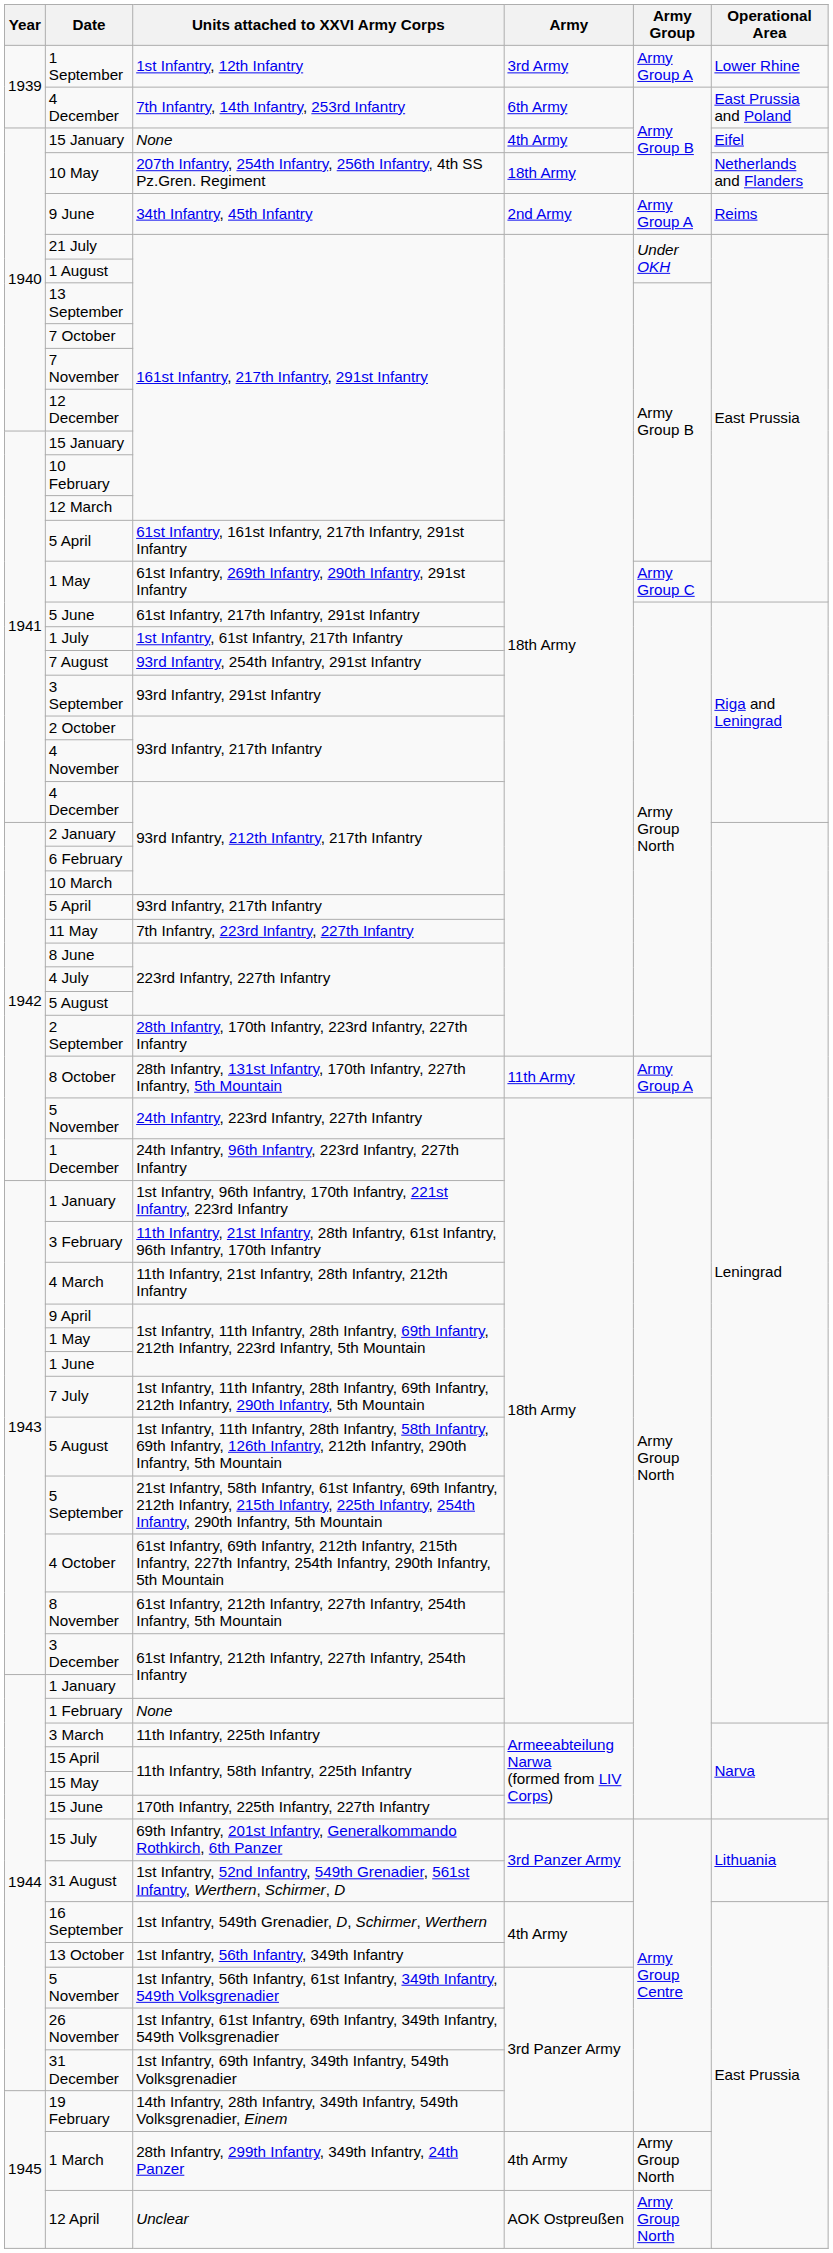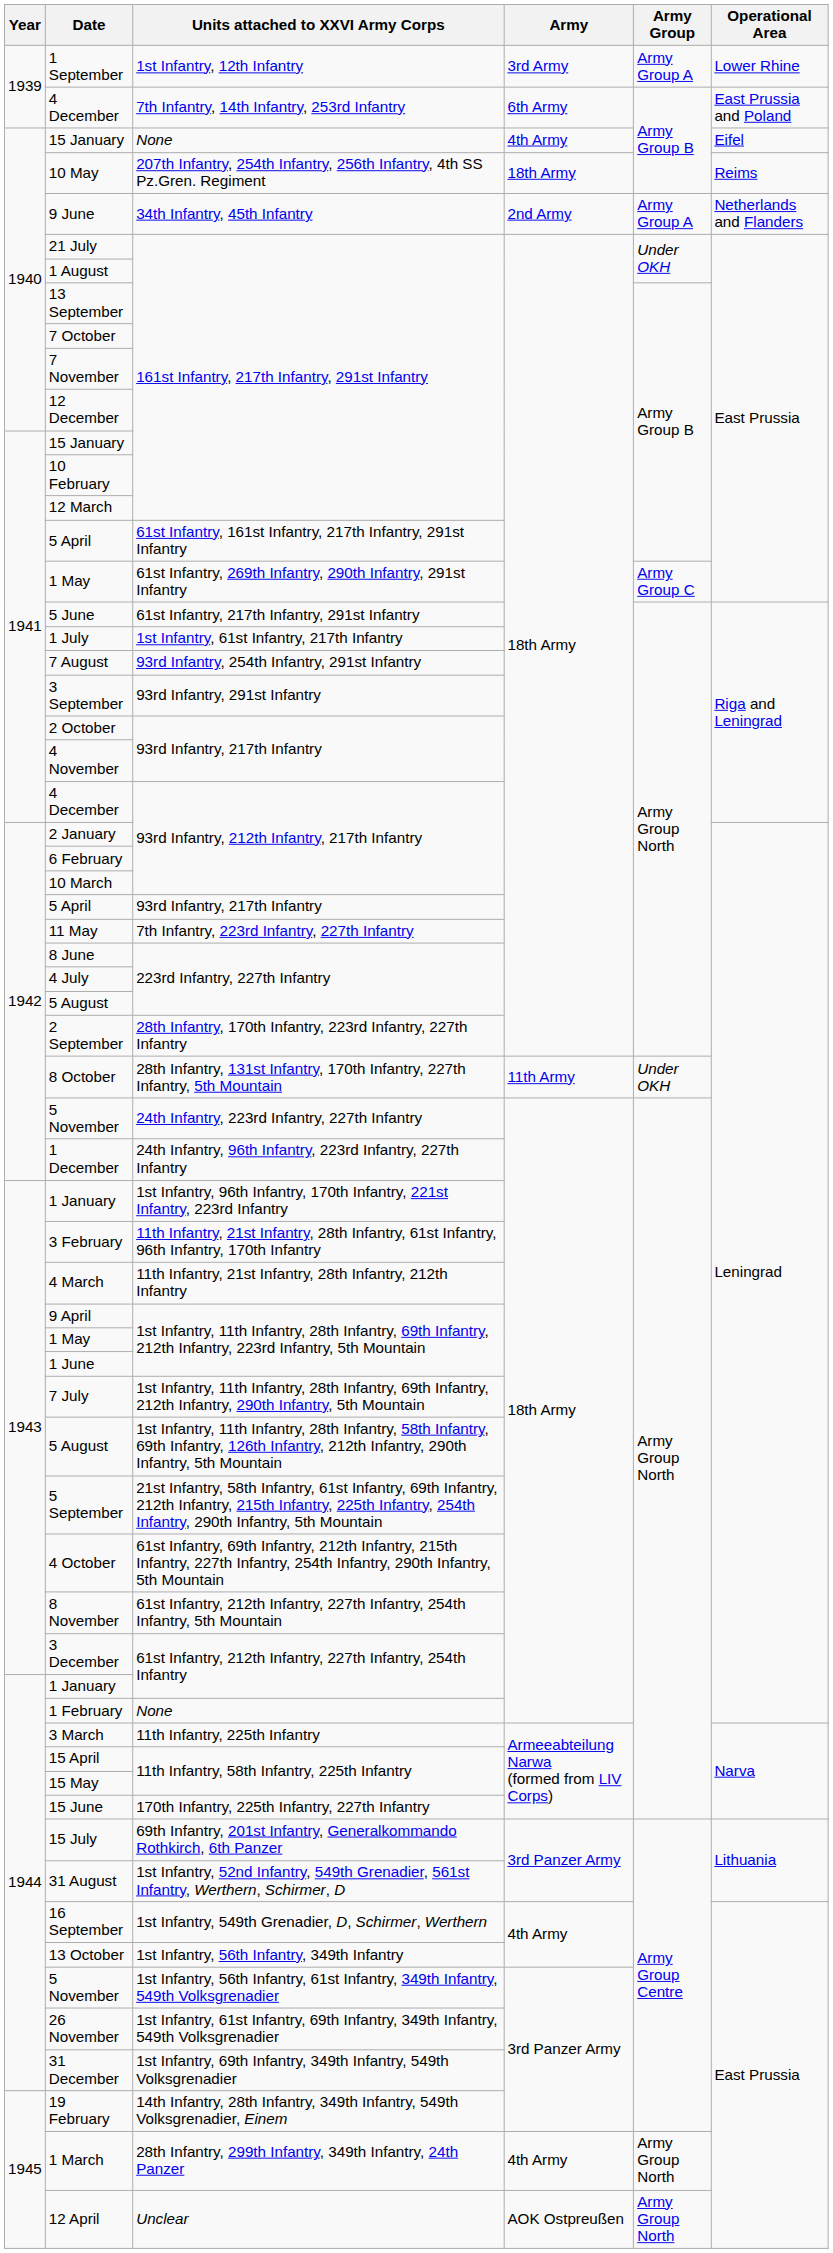(759, 172) Netherlands and Flanders -> (736, 172) Reims
(736, 214) Reims -> (759, 214) Netherlands and Flanders
(665, 1077) Army Group A -> (658, 1077) Under OKH
